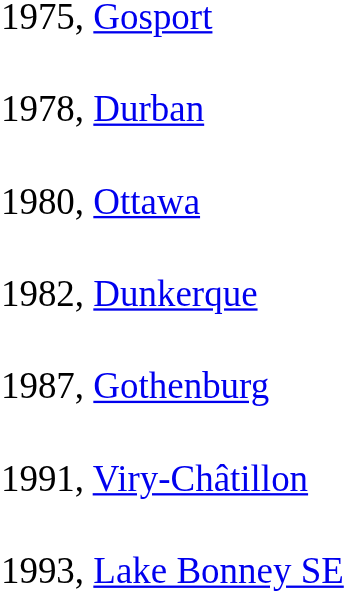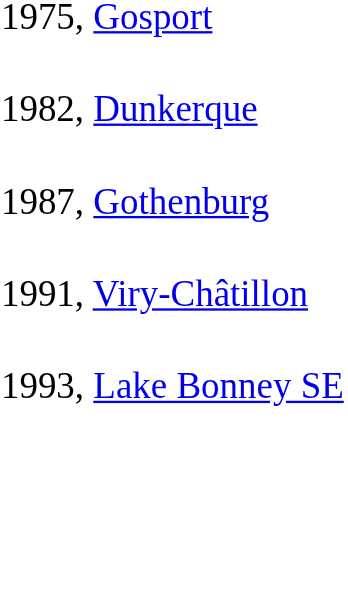- row: (103, 109)
- row: (100, 201)
